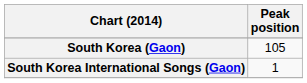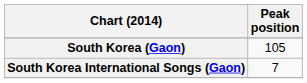(275, 68) 1 -> (275, 68) 7
